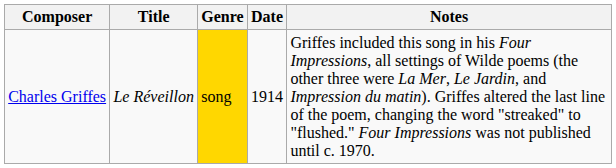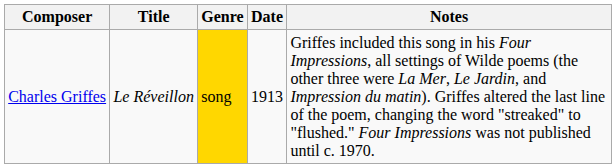(267, 96) 1914 -> (267, 96) 1913
